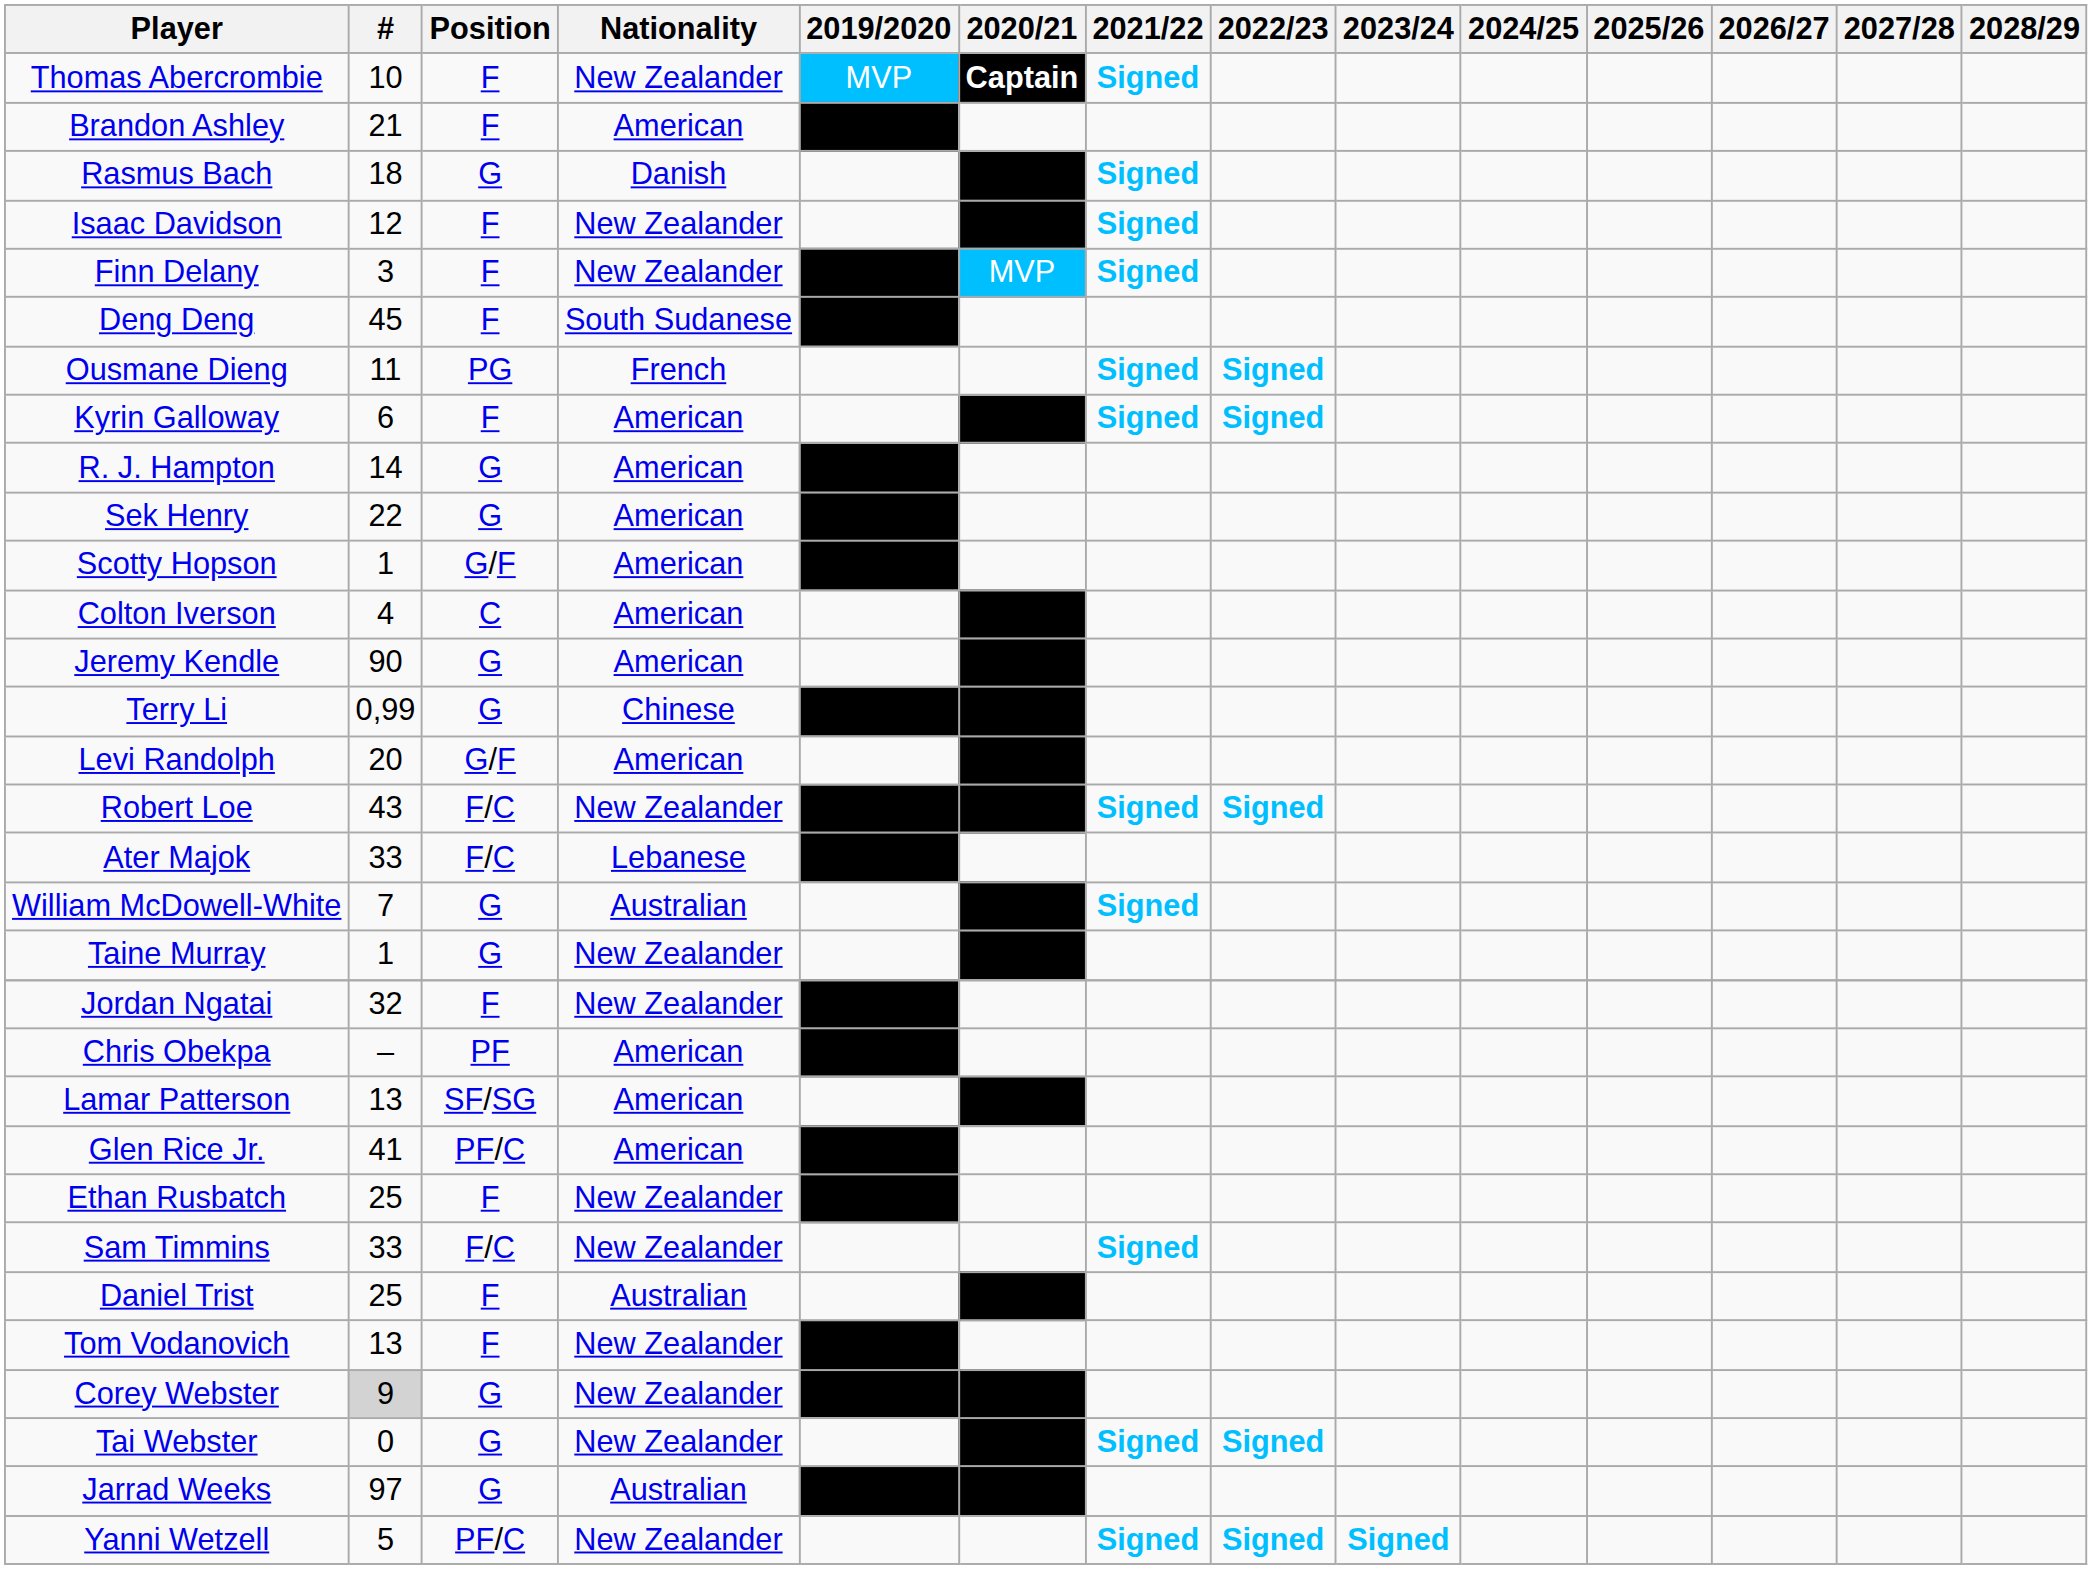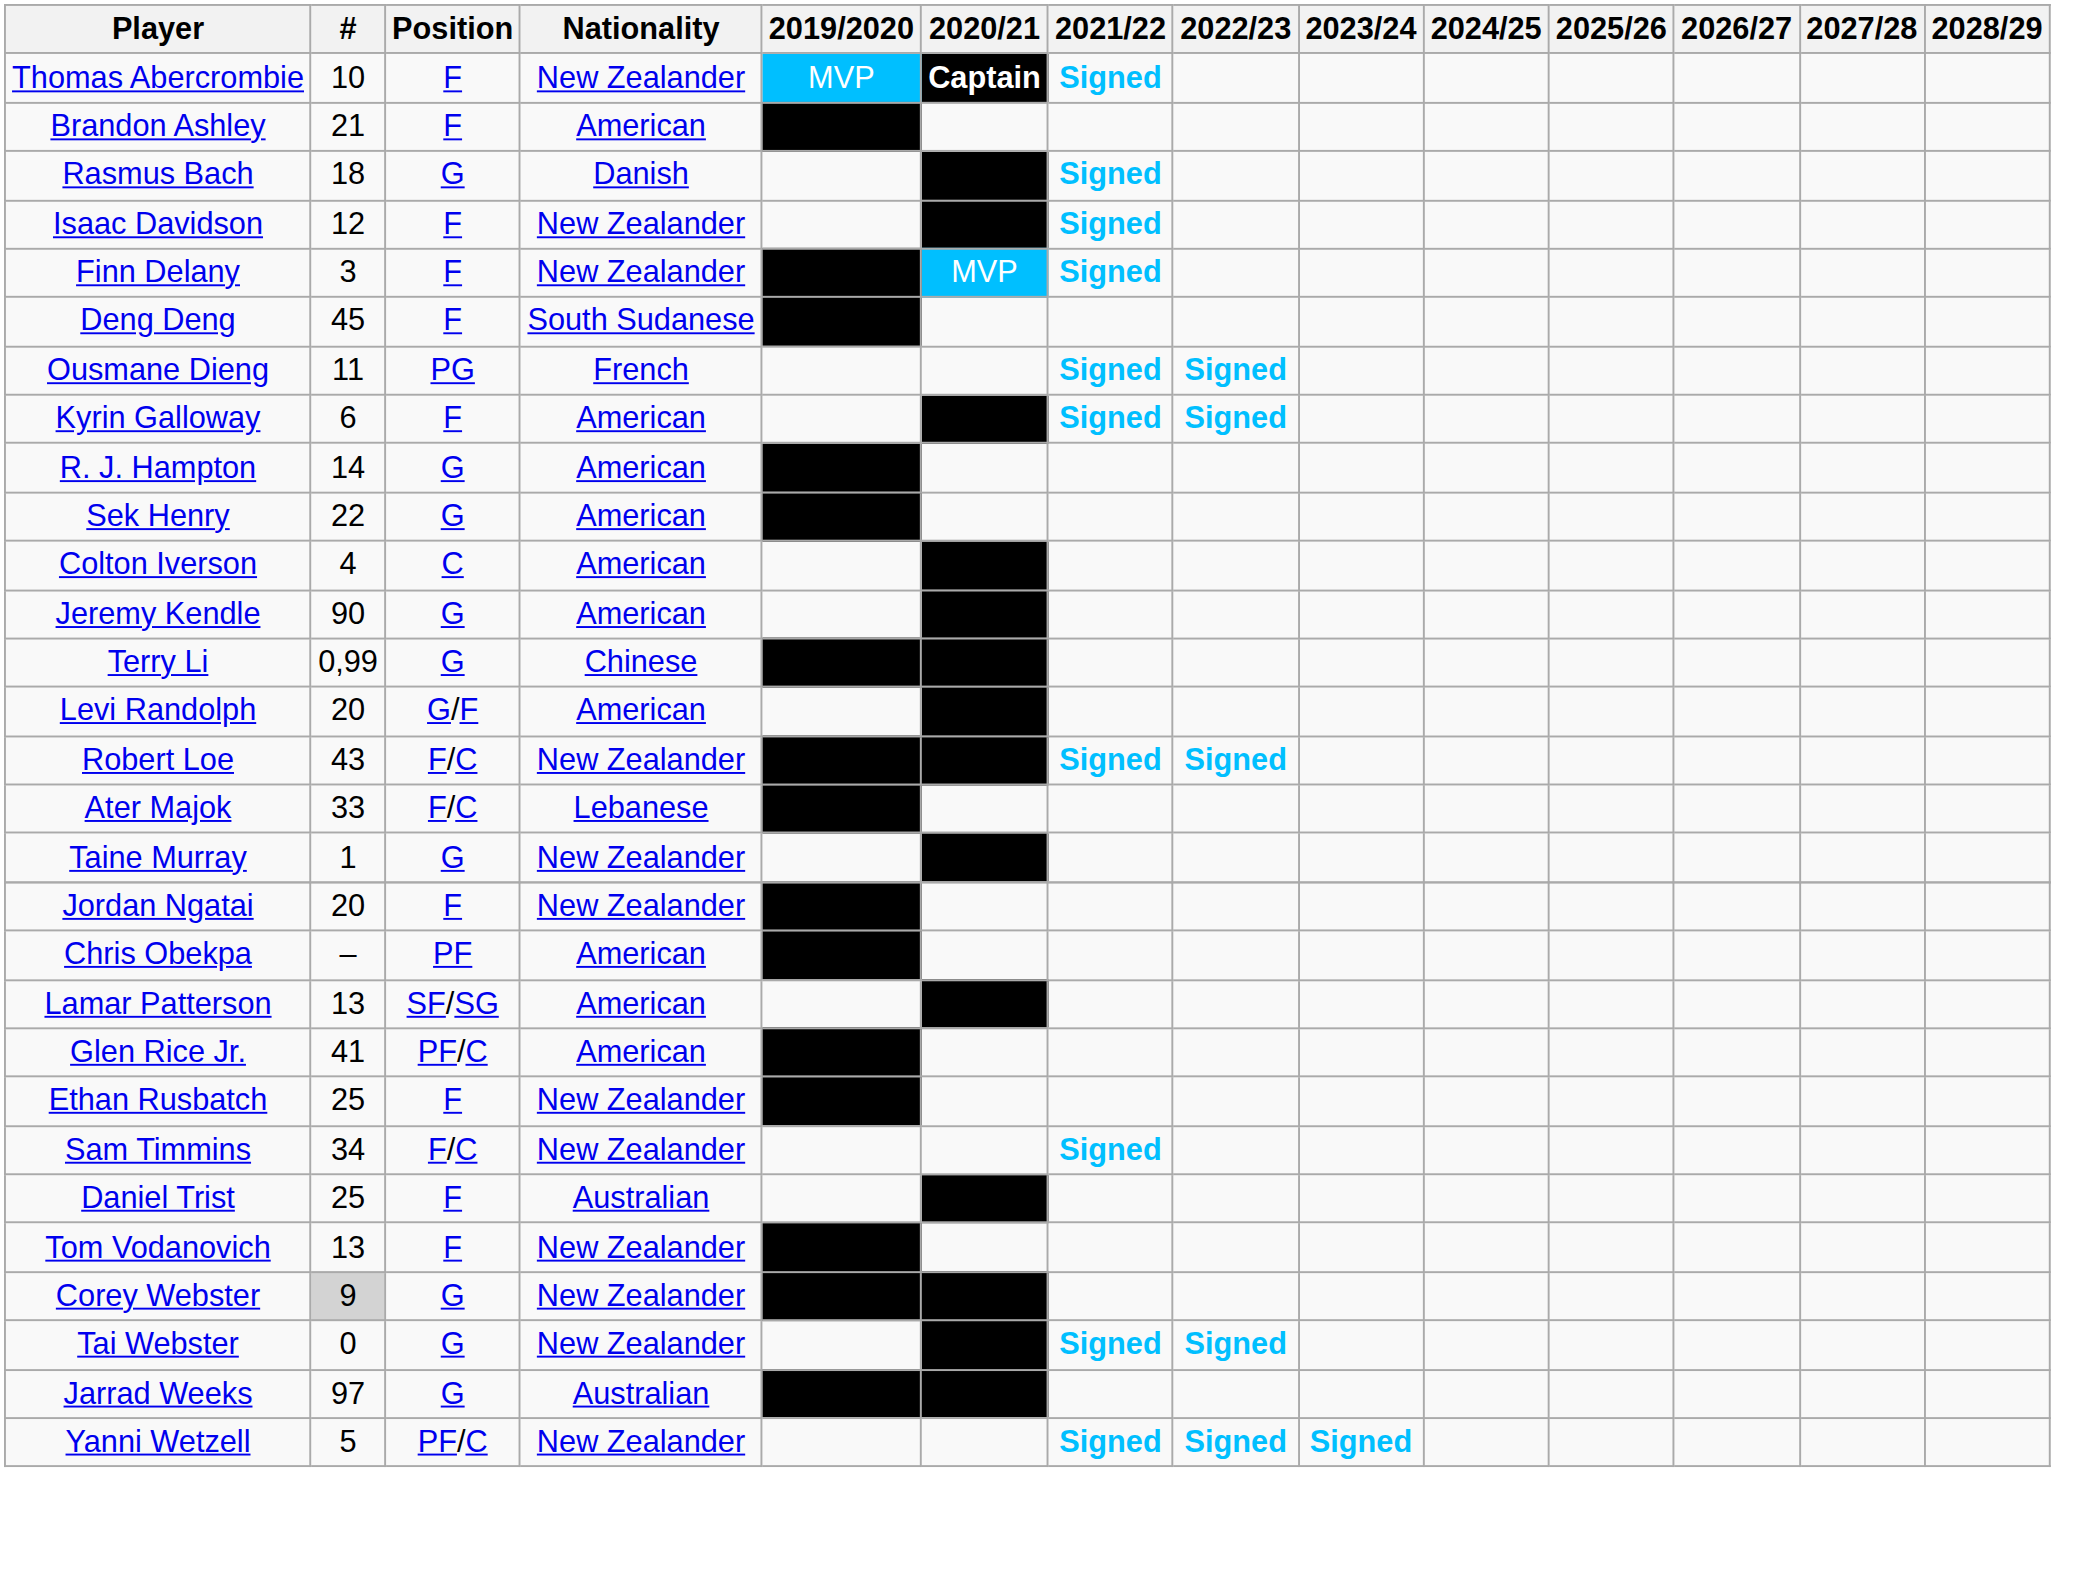- row: (177, 564)
- row: (177, 905)
(385, 1003) 32 -> (348, 905) 20
(385, 1246) 33 -> (348, 1149) 34
